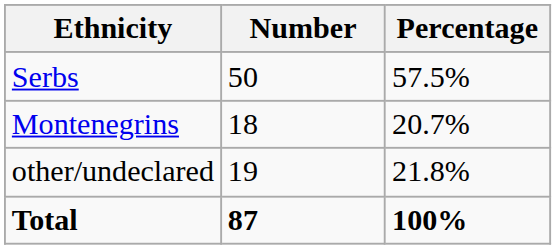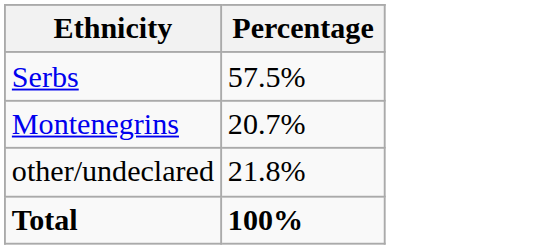- column: (303, 28)
